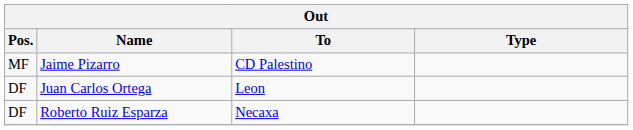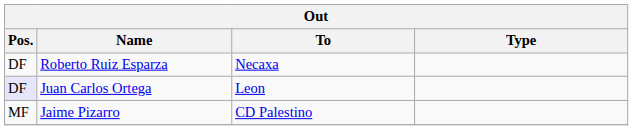rows swapped: (104, 112) <-> (80, 64)
(17, 88) no background -> (17, 88) lavender background
